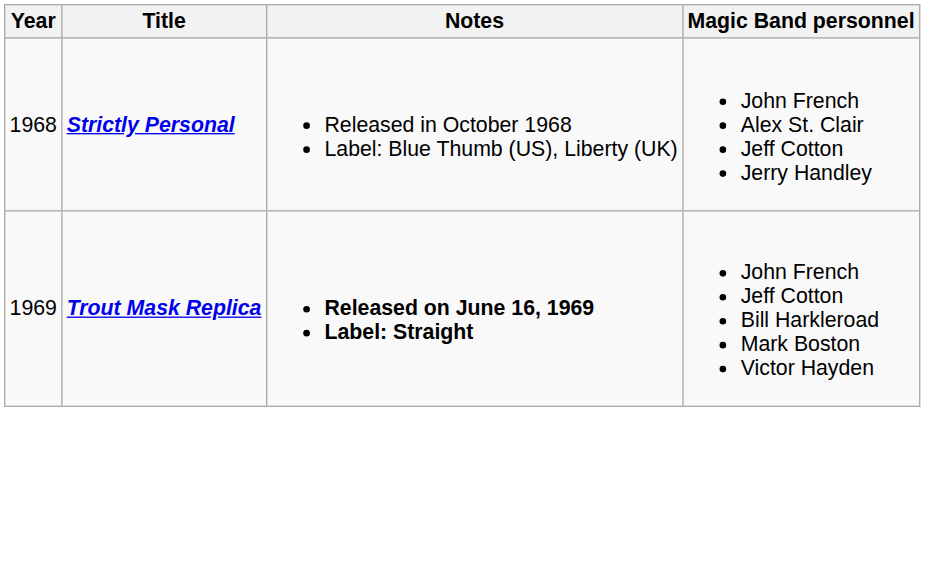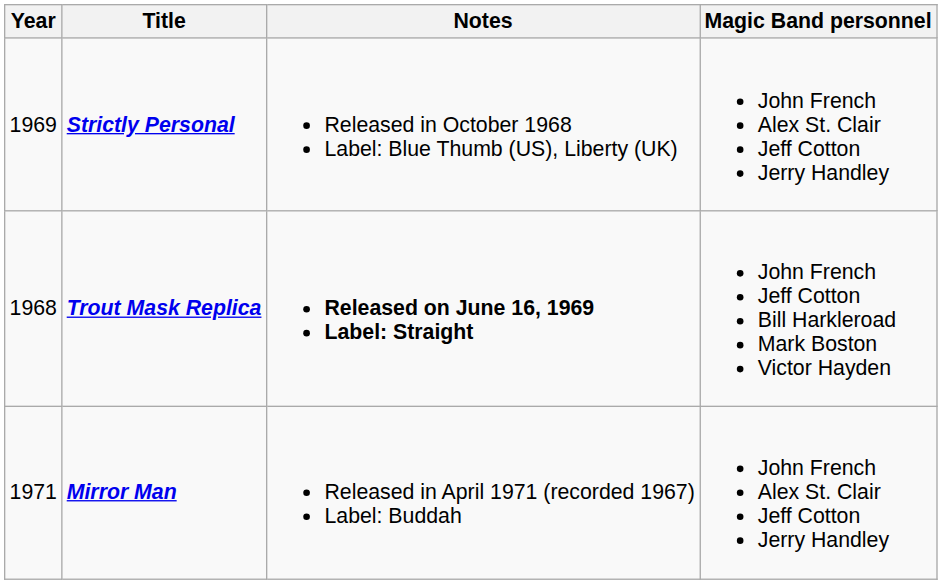(33, 124) 1968 -> (33, 124) 1969
(33, 308) 1969 -> (33, 308) 1968
+ row: (122, 492)
